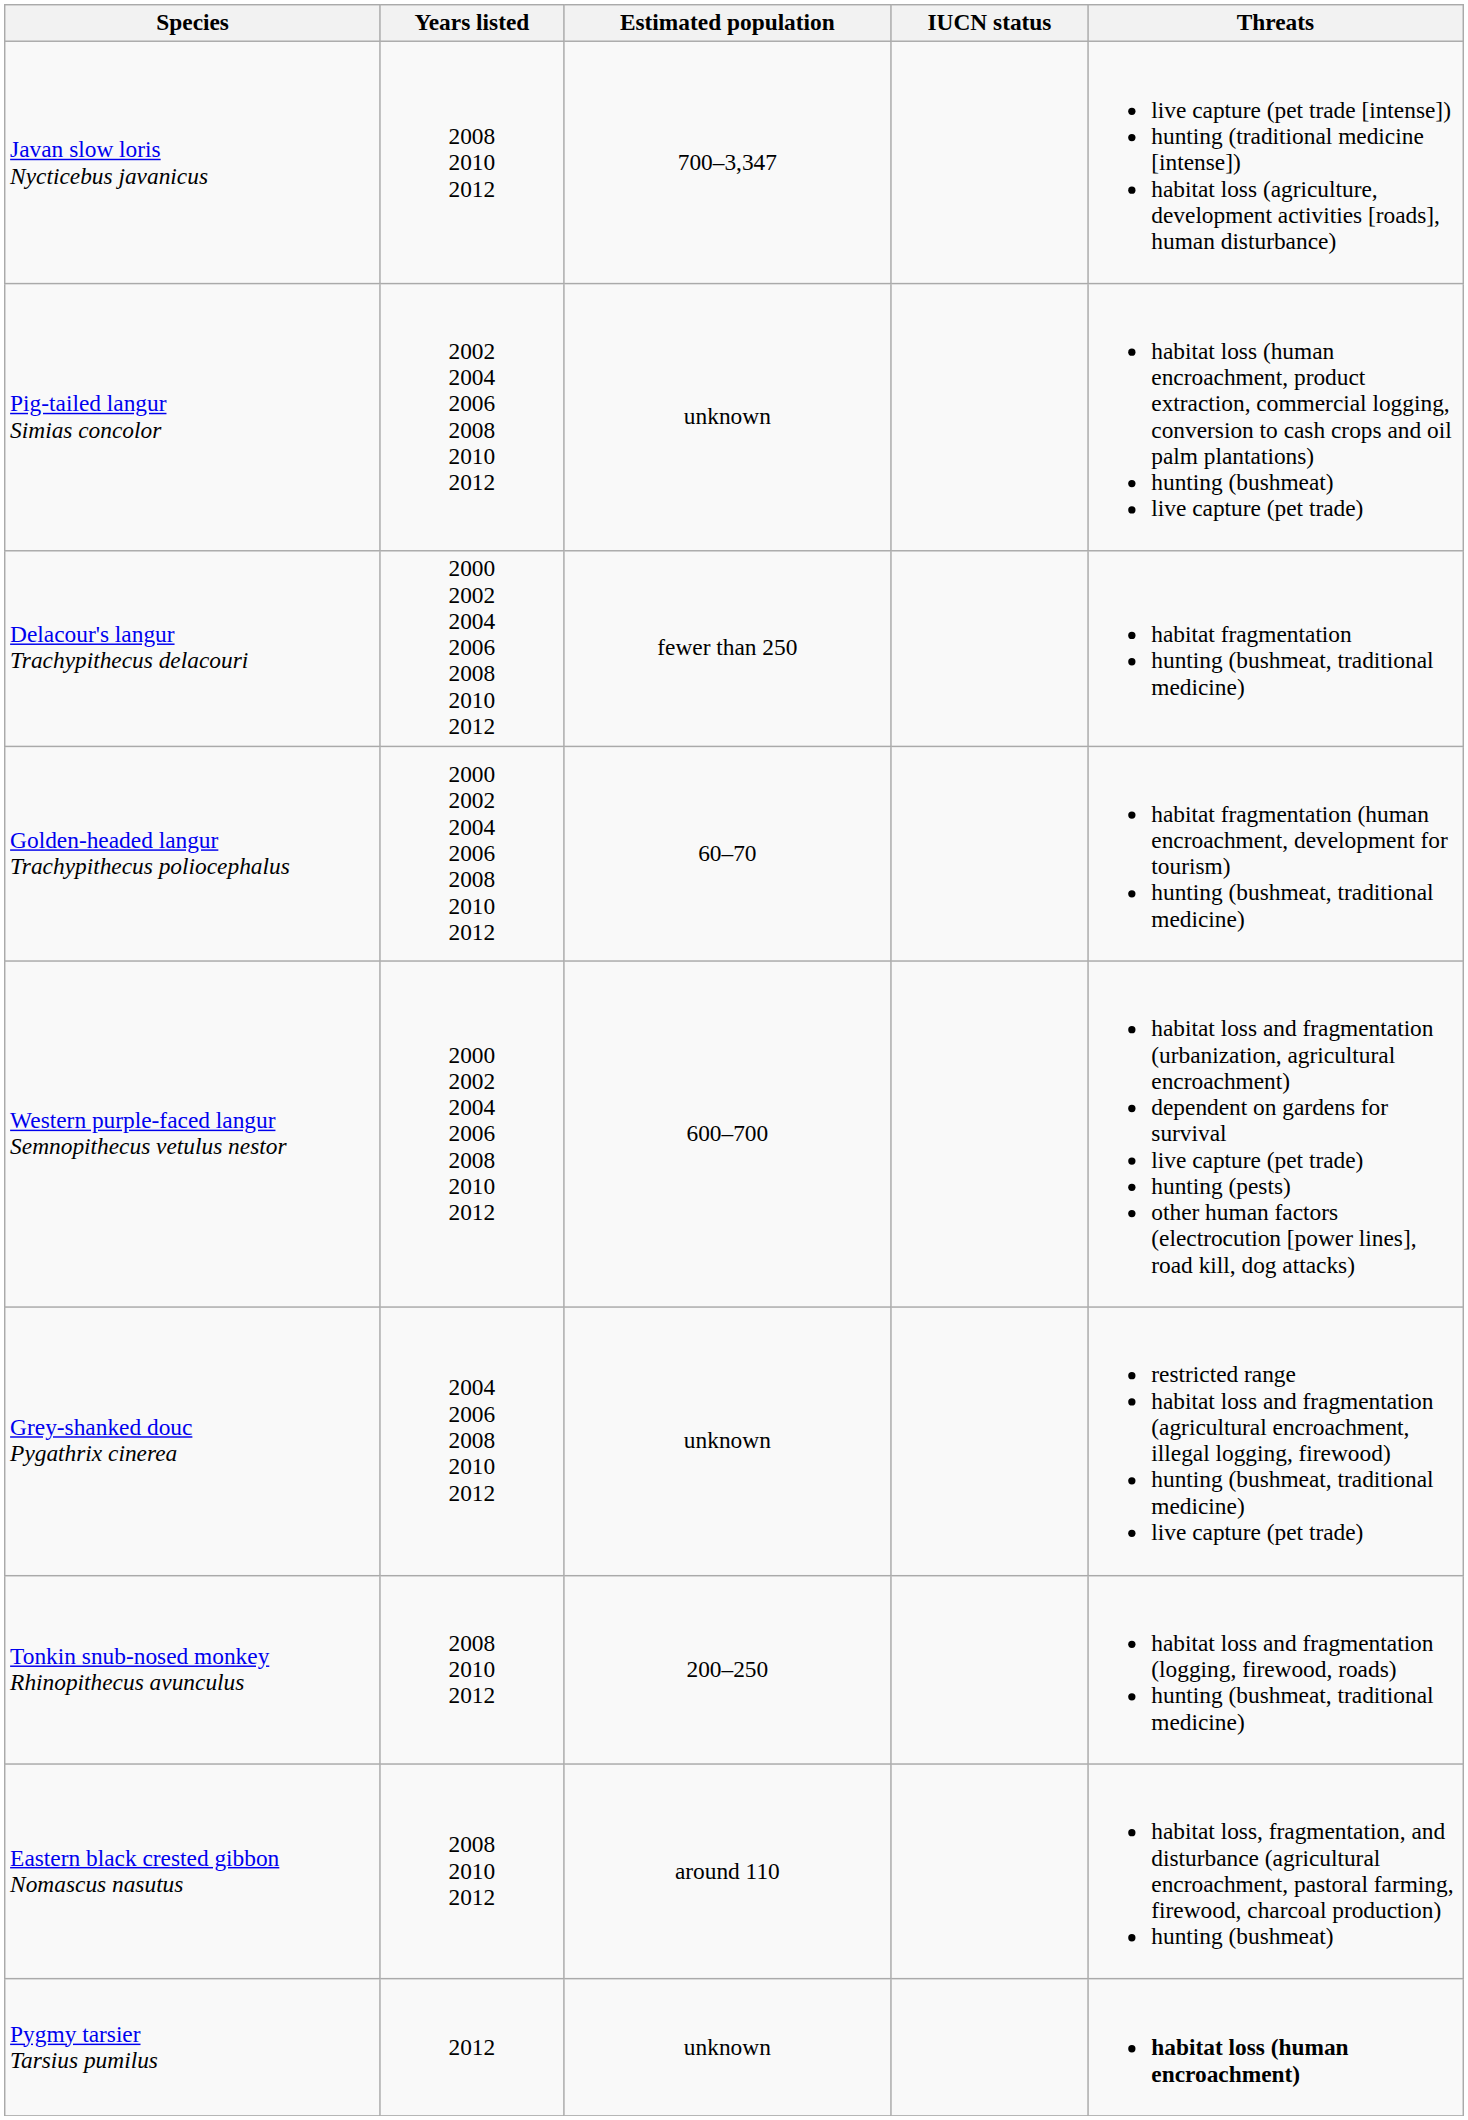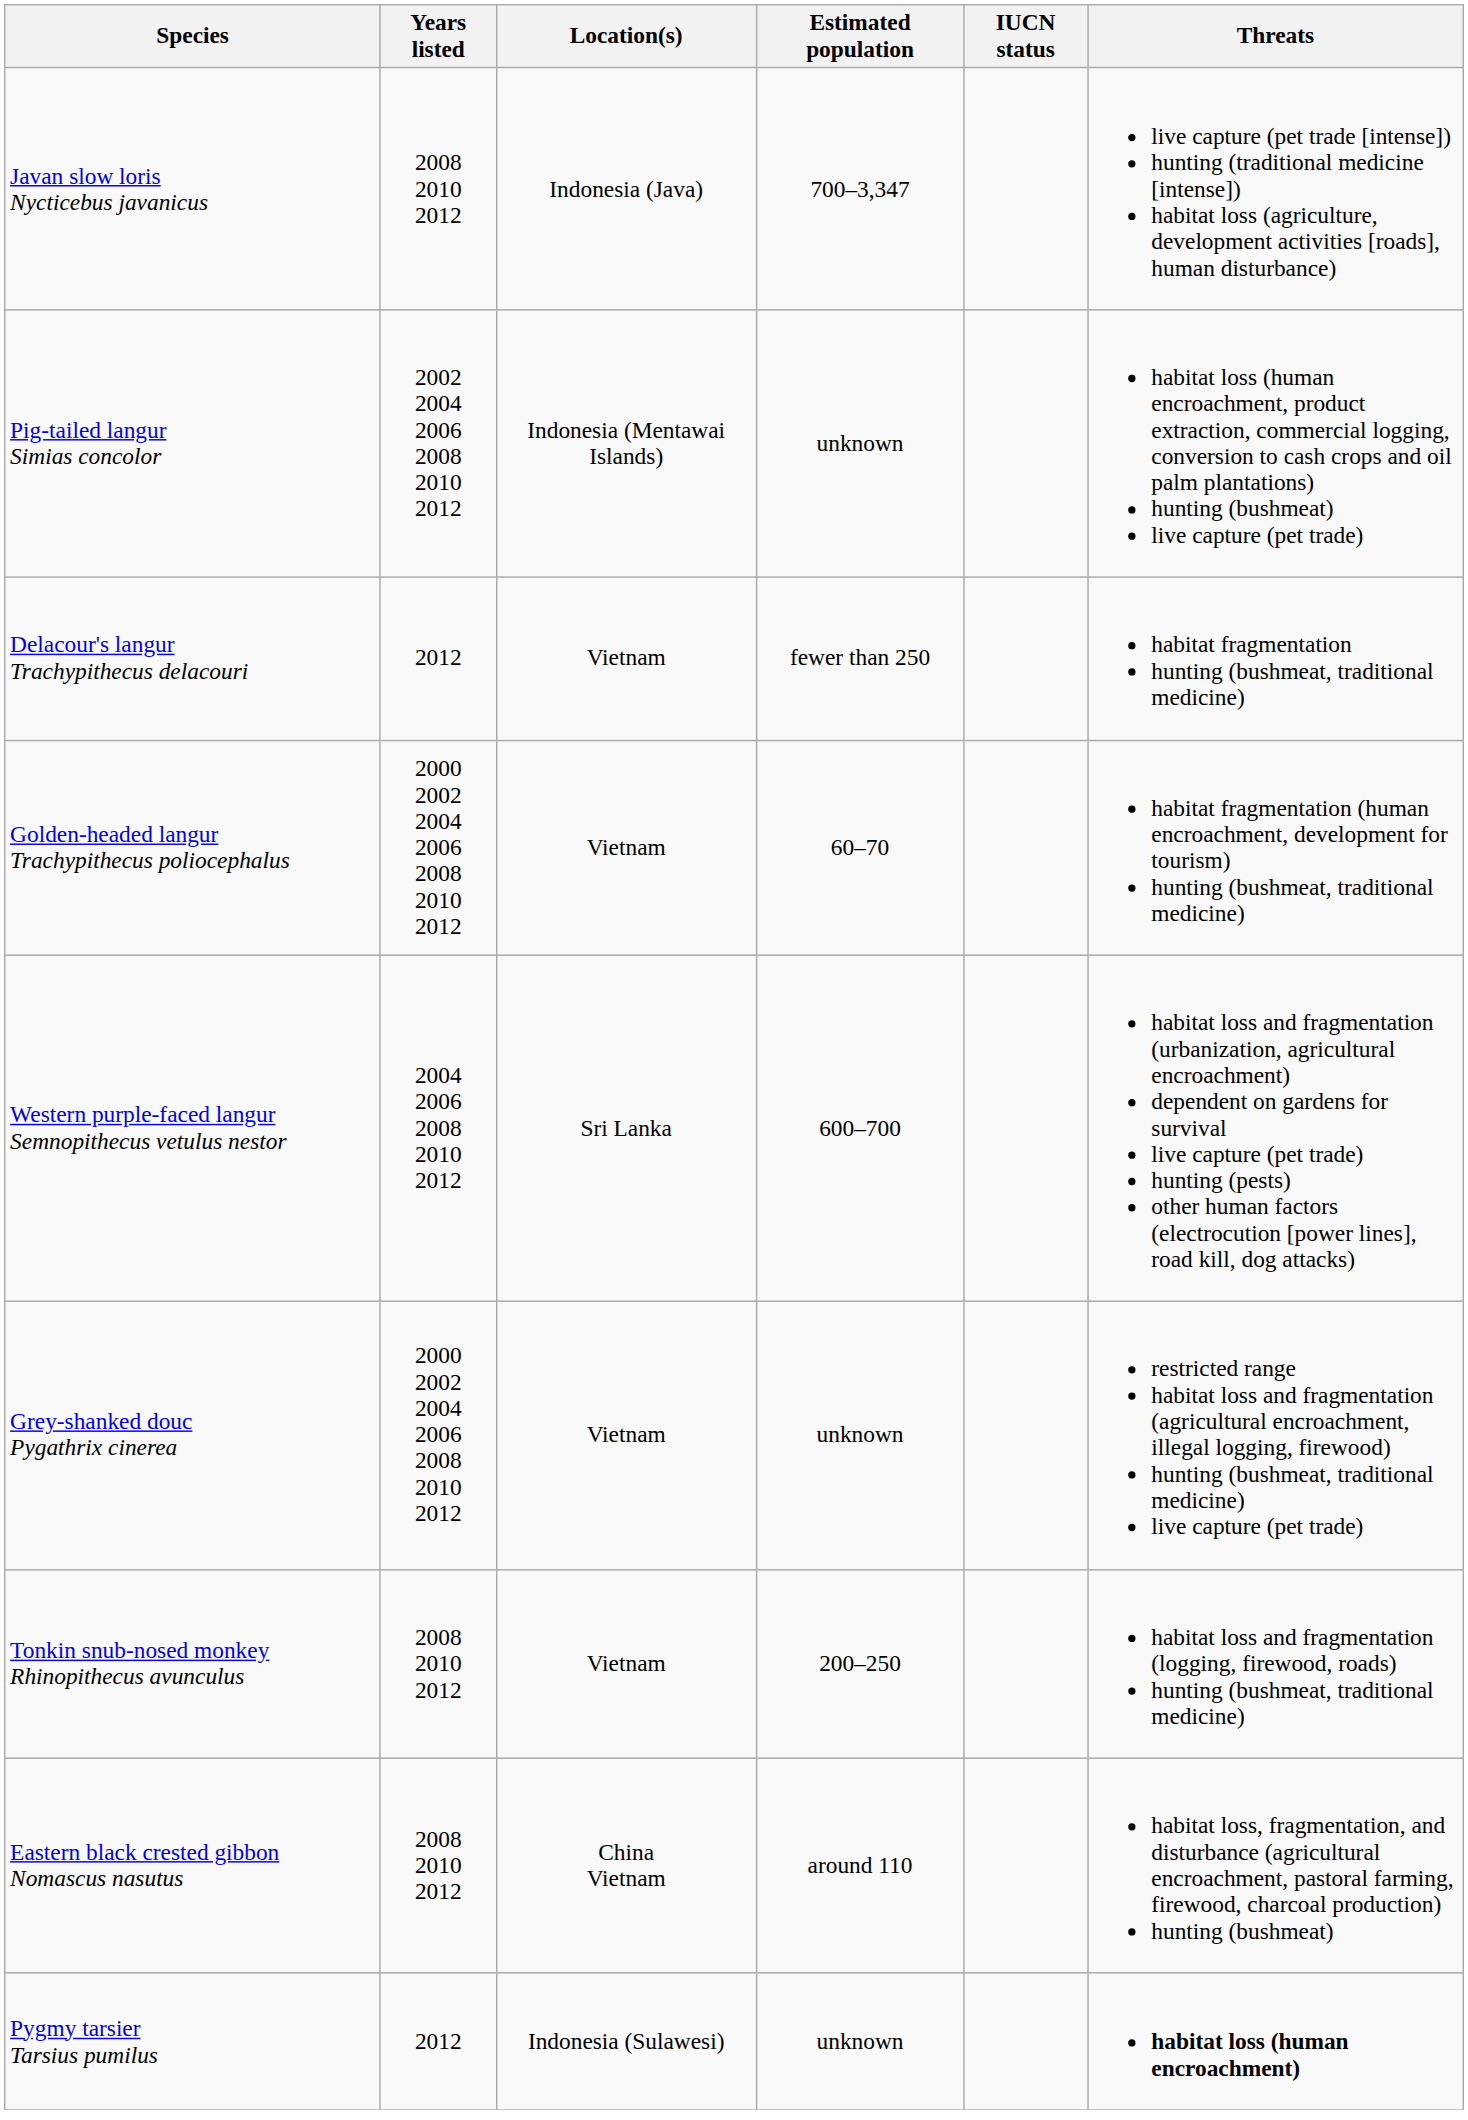+ column: (626, 36)
(472, 648) 2000 2002 2004 2006 2008 2010 2012 -> (438, 658) 2012
(472, 1133) 2000 2002 2004 2006 2008 2010 2012 -> (438, 1128) 2004 2006 2008 2010 2012
(472, 1441) 2004 2006 2008 2010 2012 -> (438, 1435) 2000 2002 2004 2006 2008 2010 2012
